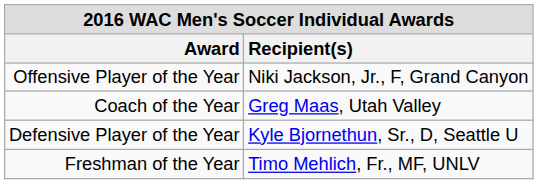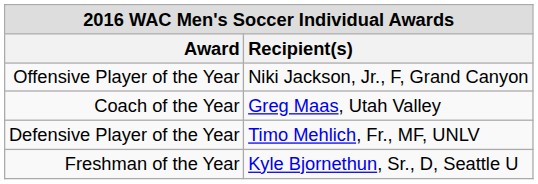(383, 135) Kyle Bjornethun, Sr., D, Seattle U -> (364, 135) Timo Mehlich, Fr., MF, UNLV
(364, 164) Timo Mehlich, Fr., MF, UNLV -> (383, 164) Kyle Bjornethun, Sr., D, Seattle U
